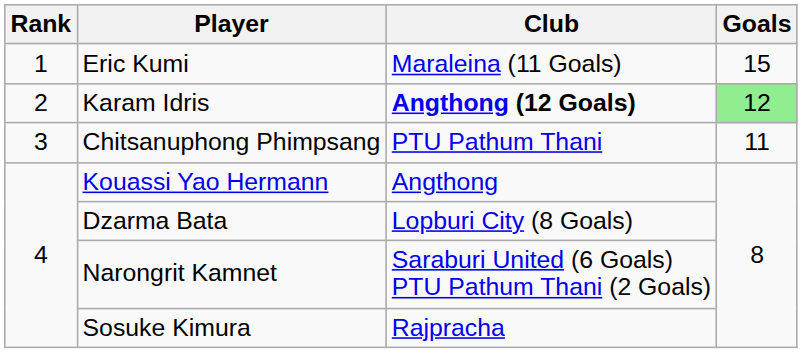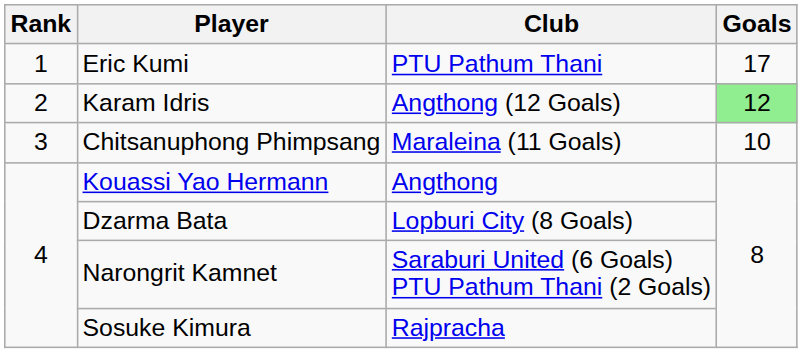(507, 63) Maraleina (11 Goals) -> (497, 63) PTU Pathum Thani
(757, 63) 15 -> (757, 63) 17
(514, 102) bold -> (506, 102) normal
(497, 142) PTU Pathum Thani -> (507, 142) Maraleina (11 Goals)
(757, 142) 11 -> (757, 142) 10
